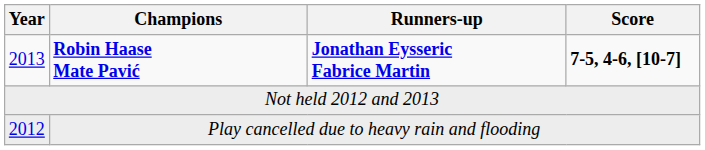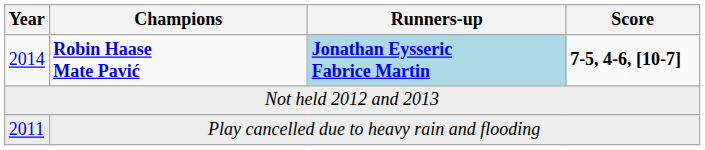(27, 60) 2013 -> (27, 60) 2014
(382, 60) no background -> (382, 60) lightblue background
(27, 130) 2012 -> (26, 130) 2011
